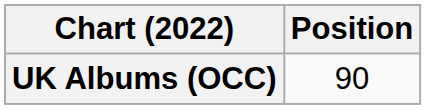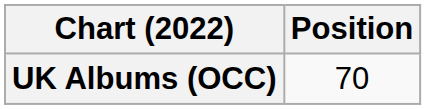(352, 78) 90 -> (352, 78) 70
